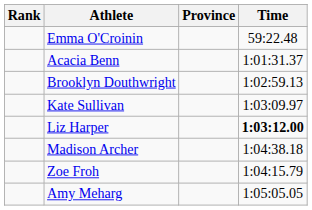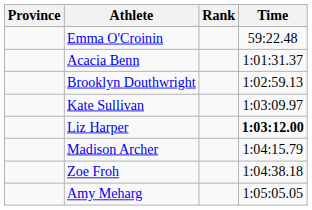columns swapped: (24, 15) <-> (209, 15)
(273, 149) 1:04:38.18 -> (273, 149) 1:04:15.79
(273, 171) 1:04:15.79 -> (273, 171) 1:04:38.18
